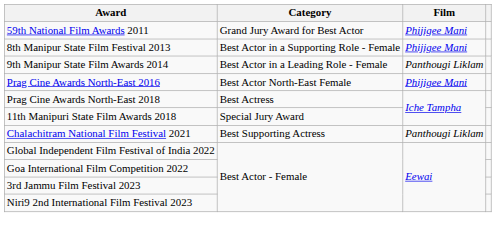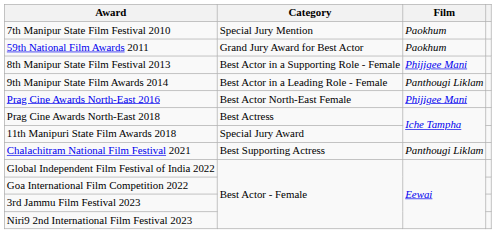+ row: (89, 30)
(436, 30) Phijigee Mani -> (426, 47) Paokhum
